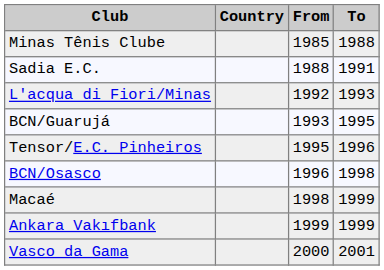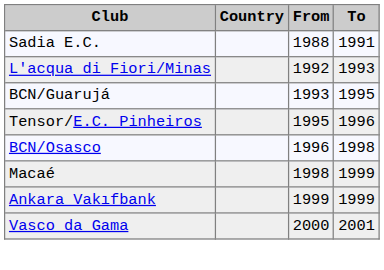- row: (87, 44)
